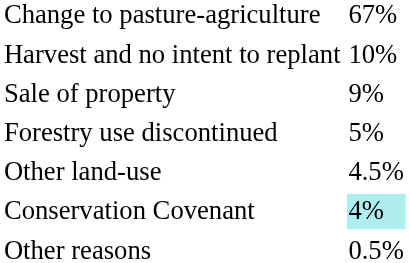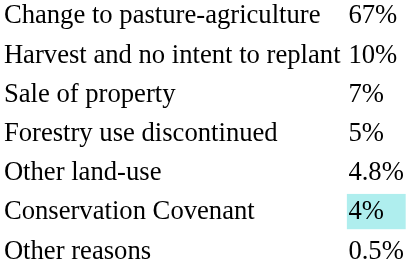(366, 93) 9% -> (366, 93) 7%
(376, 171) 4.5% -> (376, 171) 4.8%
